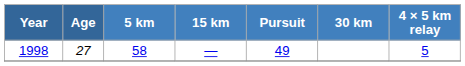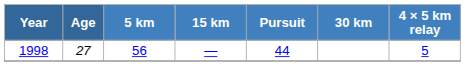(139, 51) 58 -> (139, 51) 56
(282, 51) 49 -> (282, 51) 44
